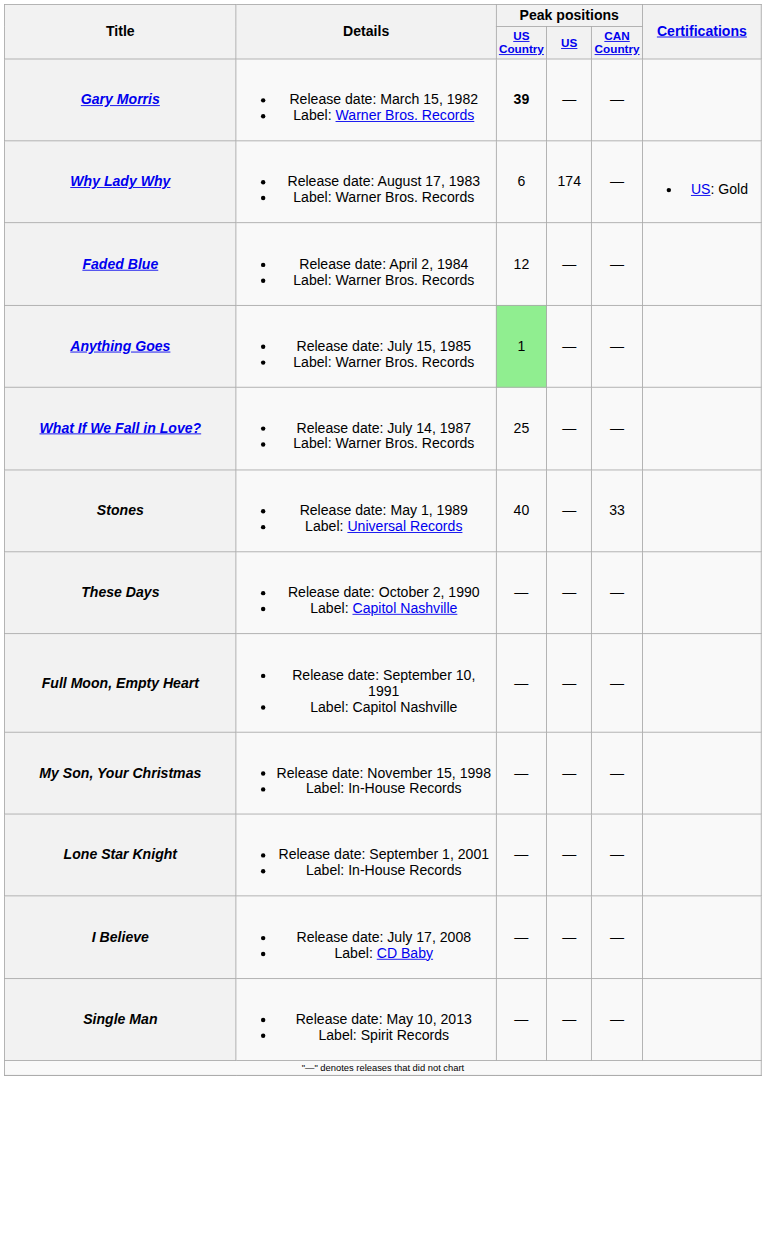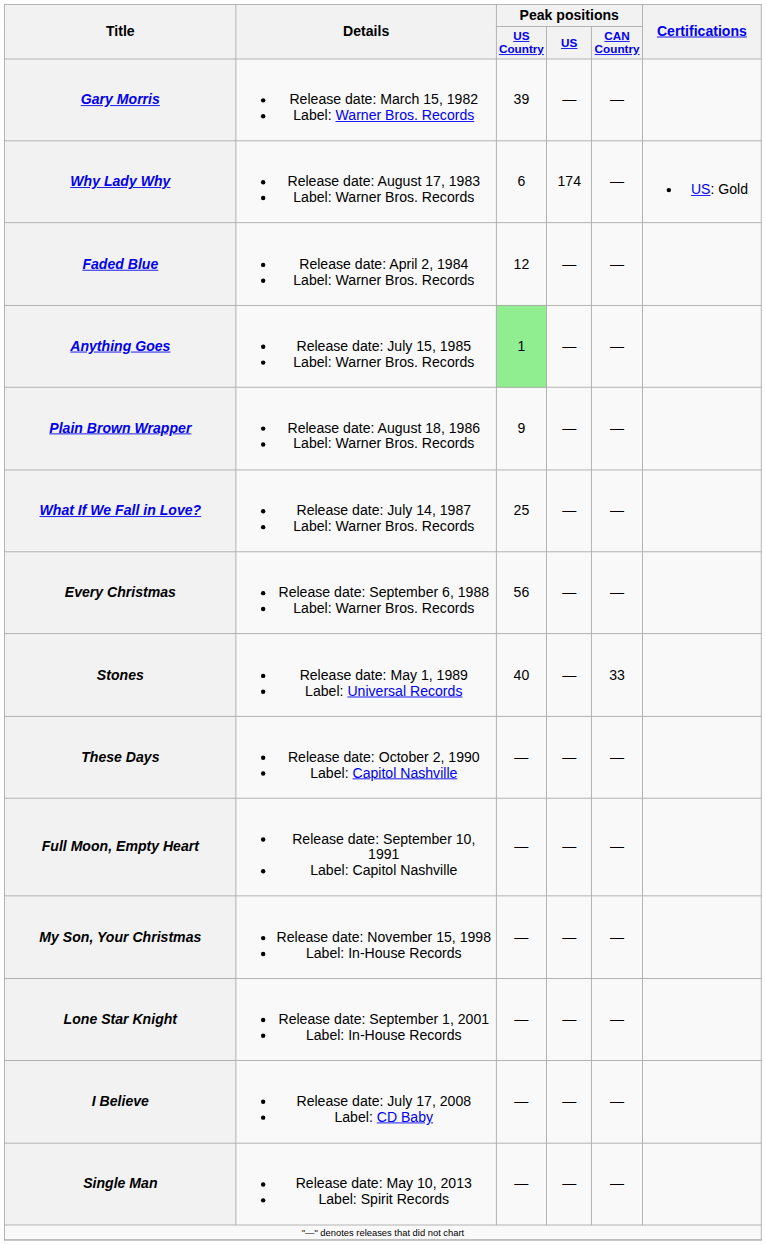(521, 99) bold -> (521, 99) normal
+ row: (120, 428)
+ row: (120, 592)
